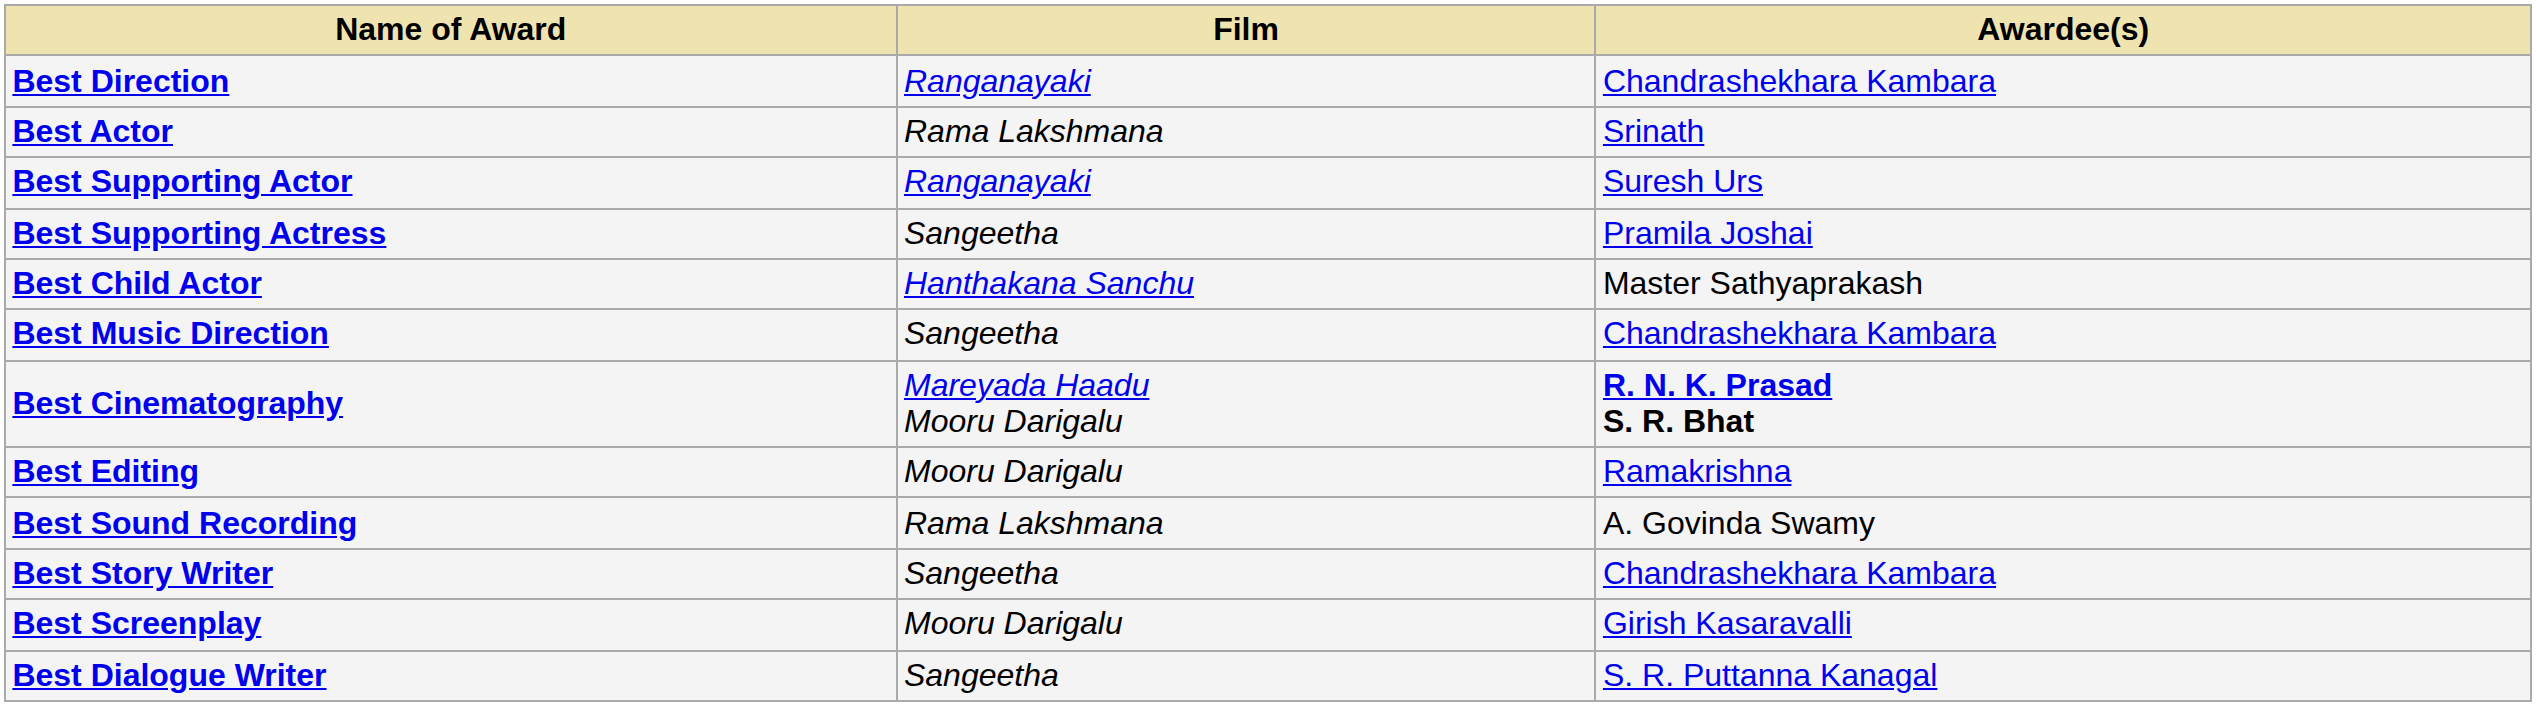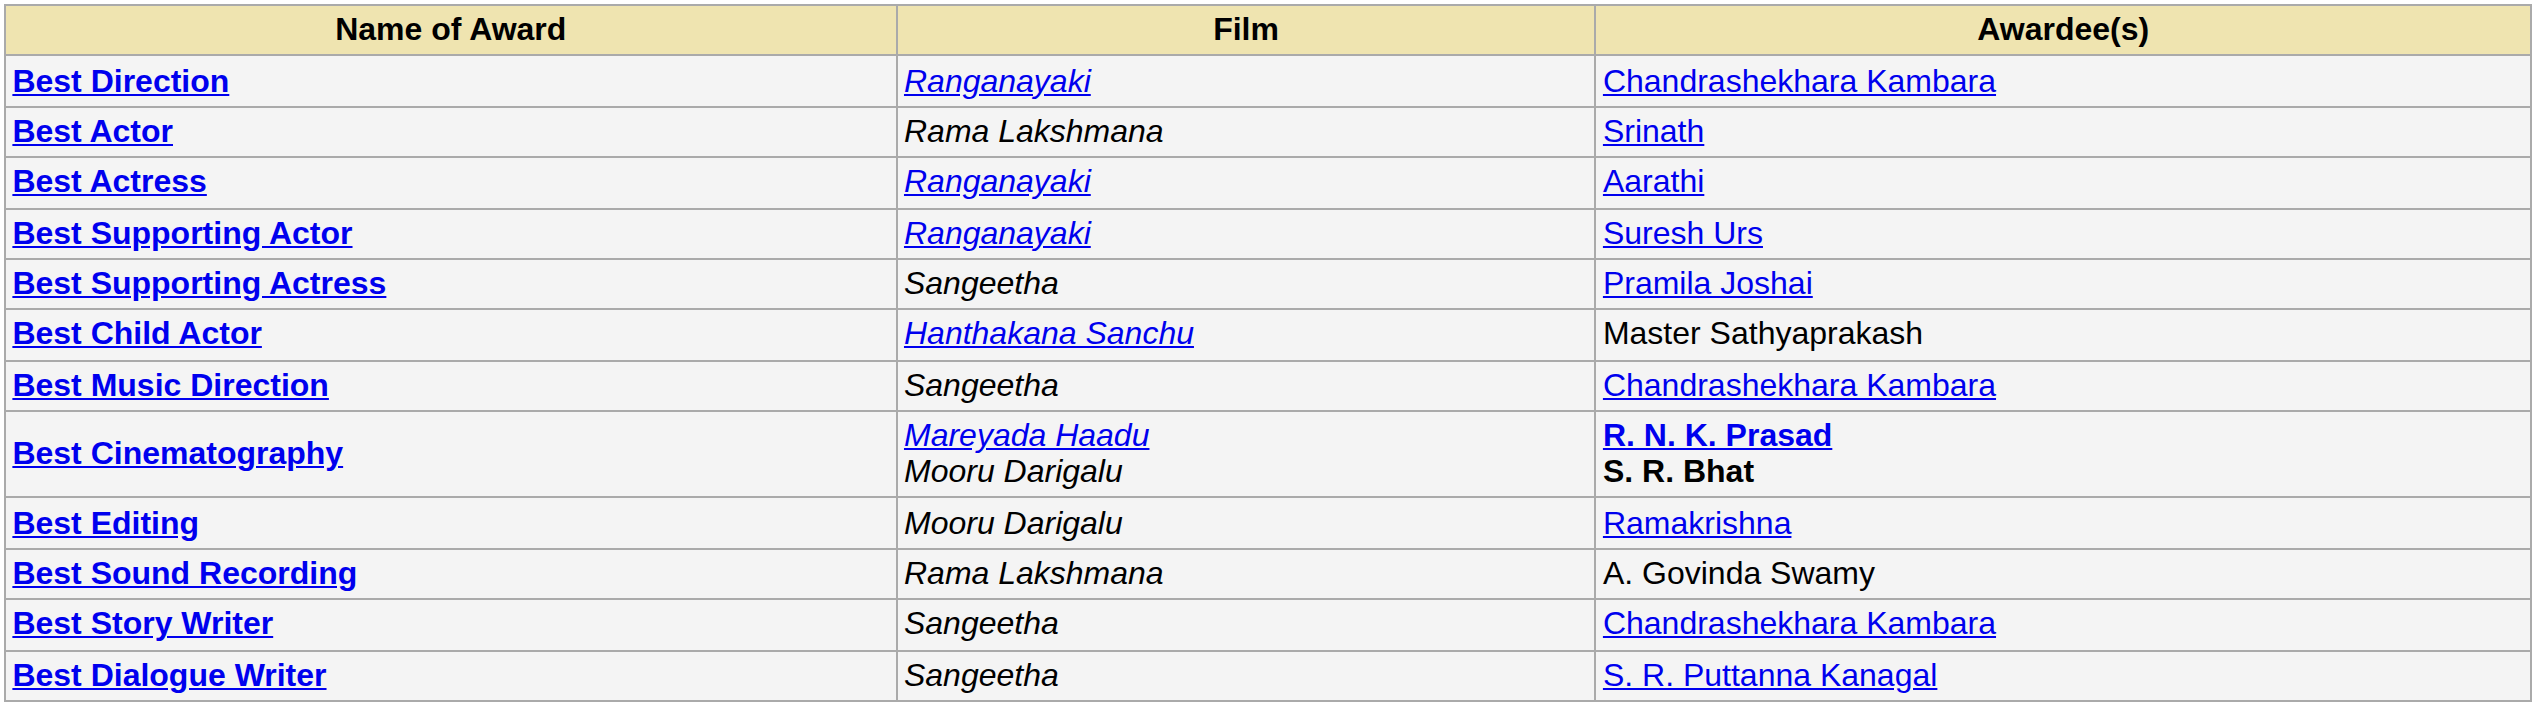+ row: (110, 182)
- row: (137, 624)
